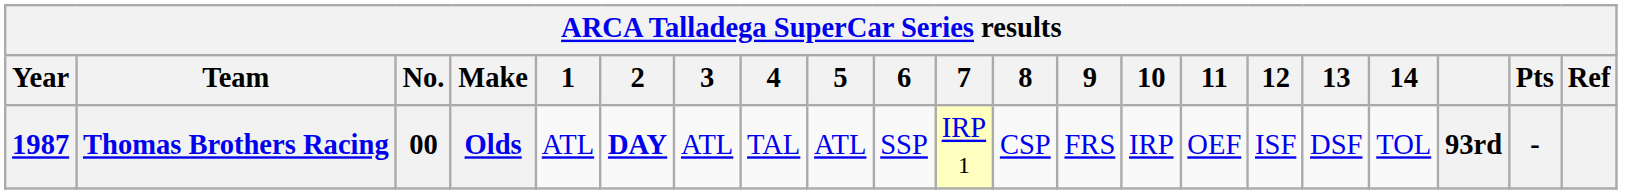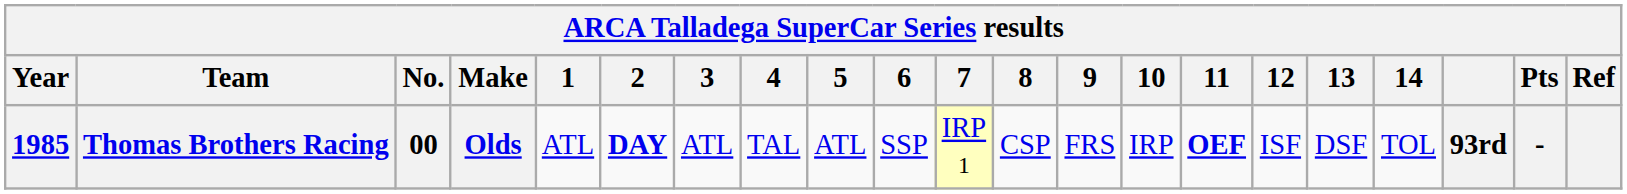(41, 145) 1987 -> (41, 145) 1985
(1214, 145) normal -> (1217, 145) bold
